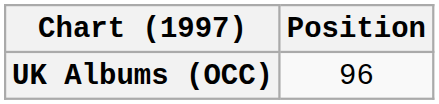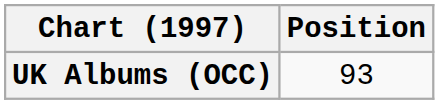(356, 76) 96 -> (356, 76) 93
